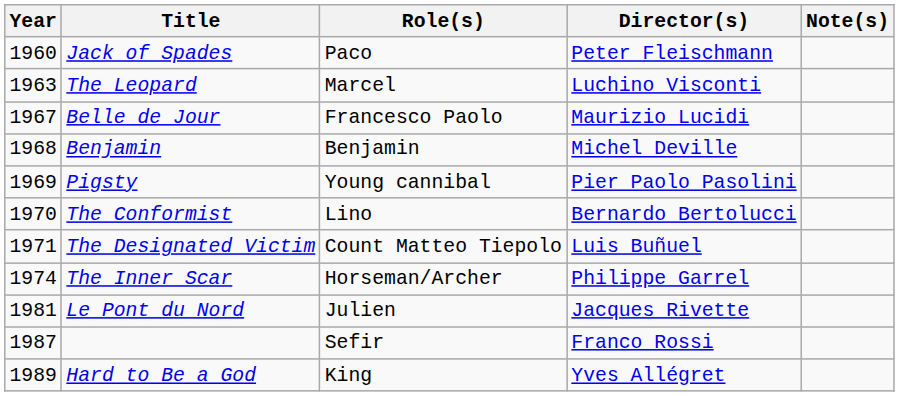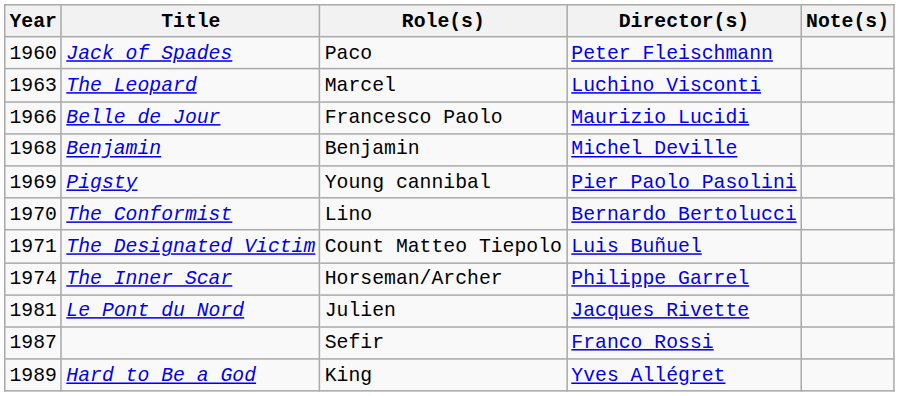(33, 117) 1967 -> (33, 117) 1966
